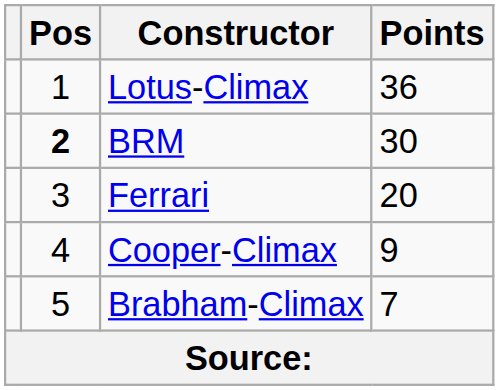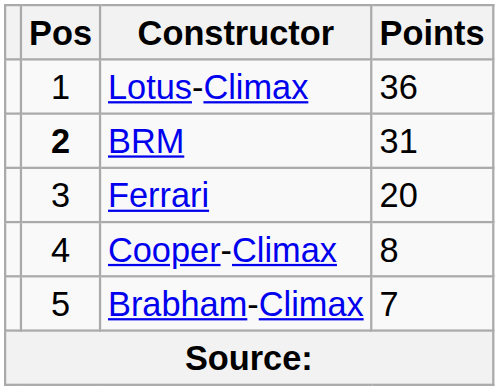(399, 141) 30 -> (399, 141) 31
(389, 250) 9 -> (389, 250) 8
